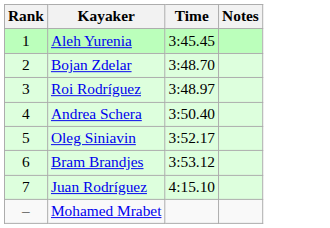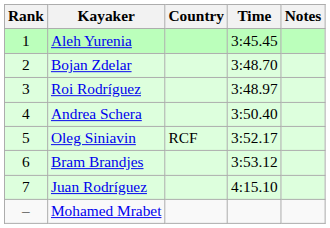+ column: (196, 16)
